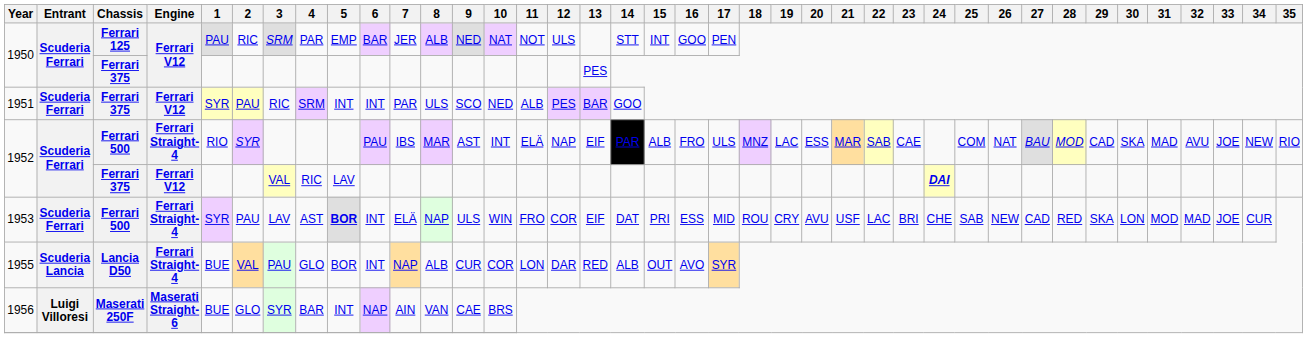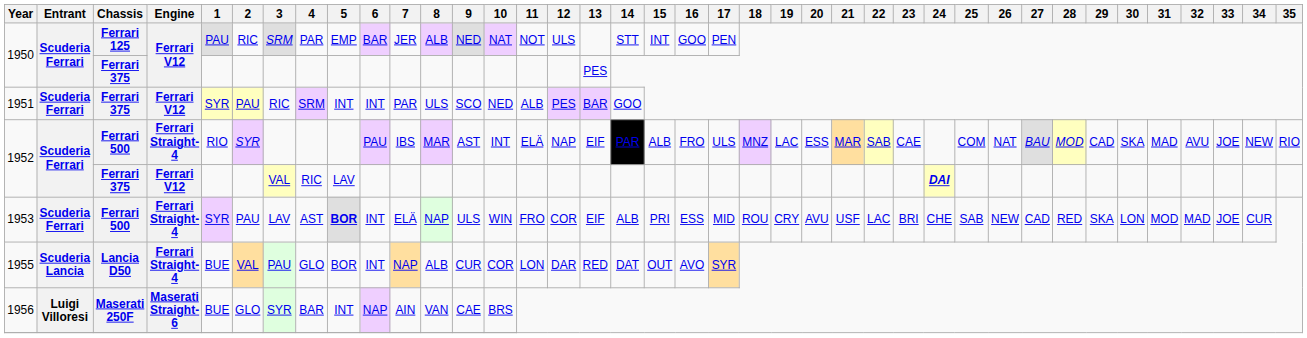(627, 219) DAT -> (628, 219) ALB
(628, 264) ALB -> (627, 264) DAT
